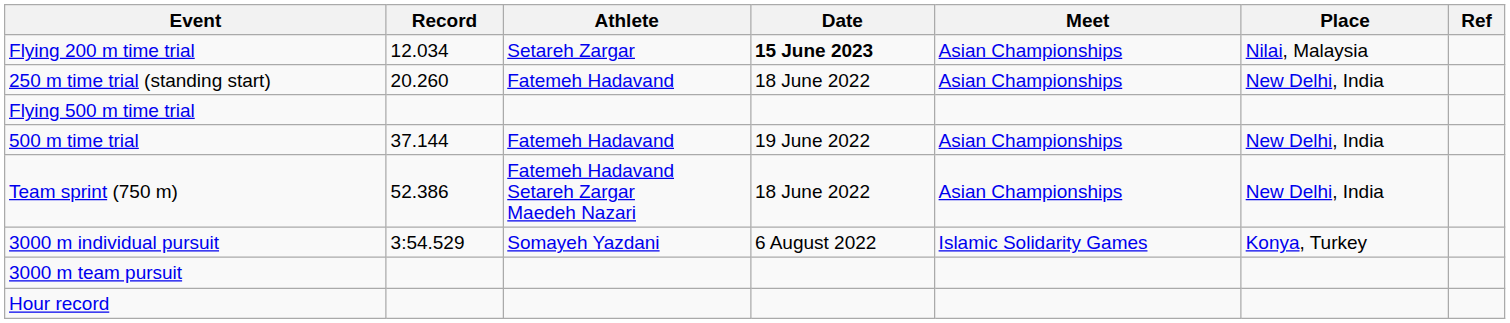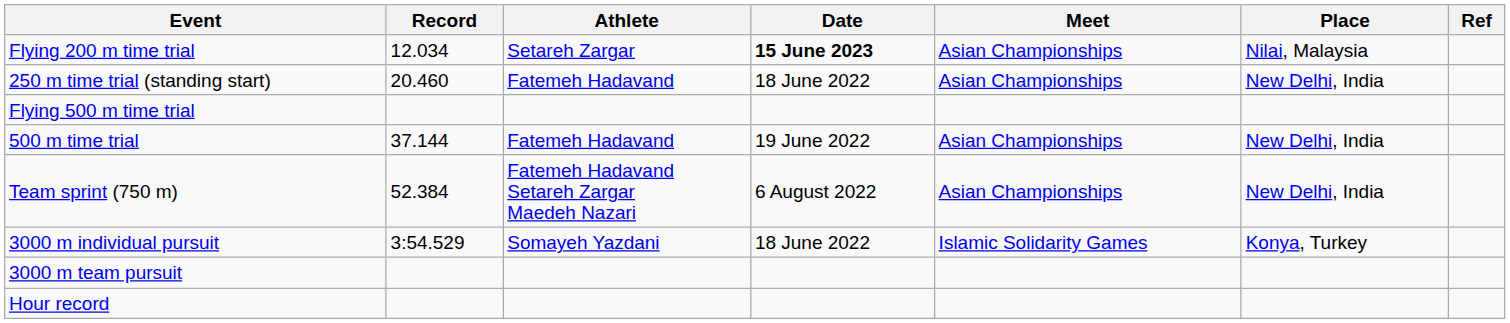(420, 80) 20.260 -> (420, 80) 20.460
(420, 191) 52.386 -> (420, 191) 52.384
(812, 191) 18 June 2022 -> (816, 191) 6 August 2022
(816, 243) 6 August 2022 -> (812, 243) 18 June 2022
